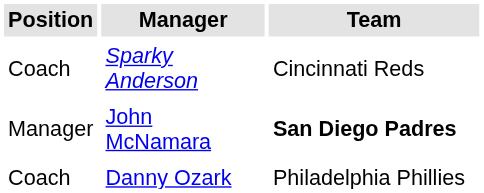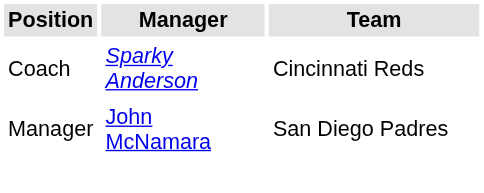(365, 129) bold -> (361, 129) normal
- row: (169, 178)
